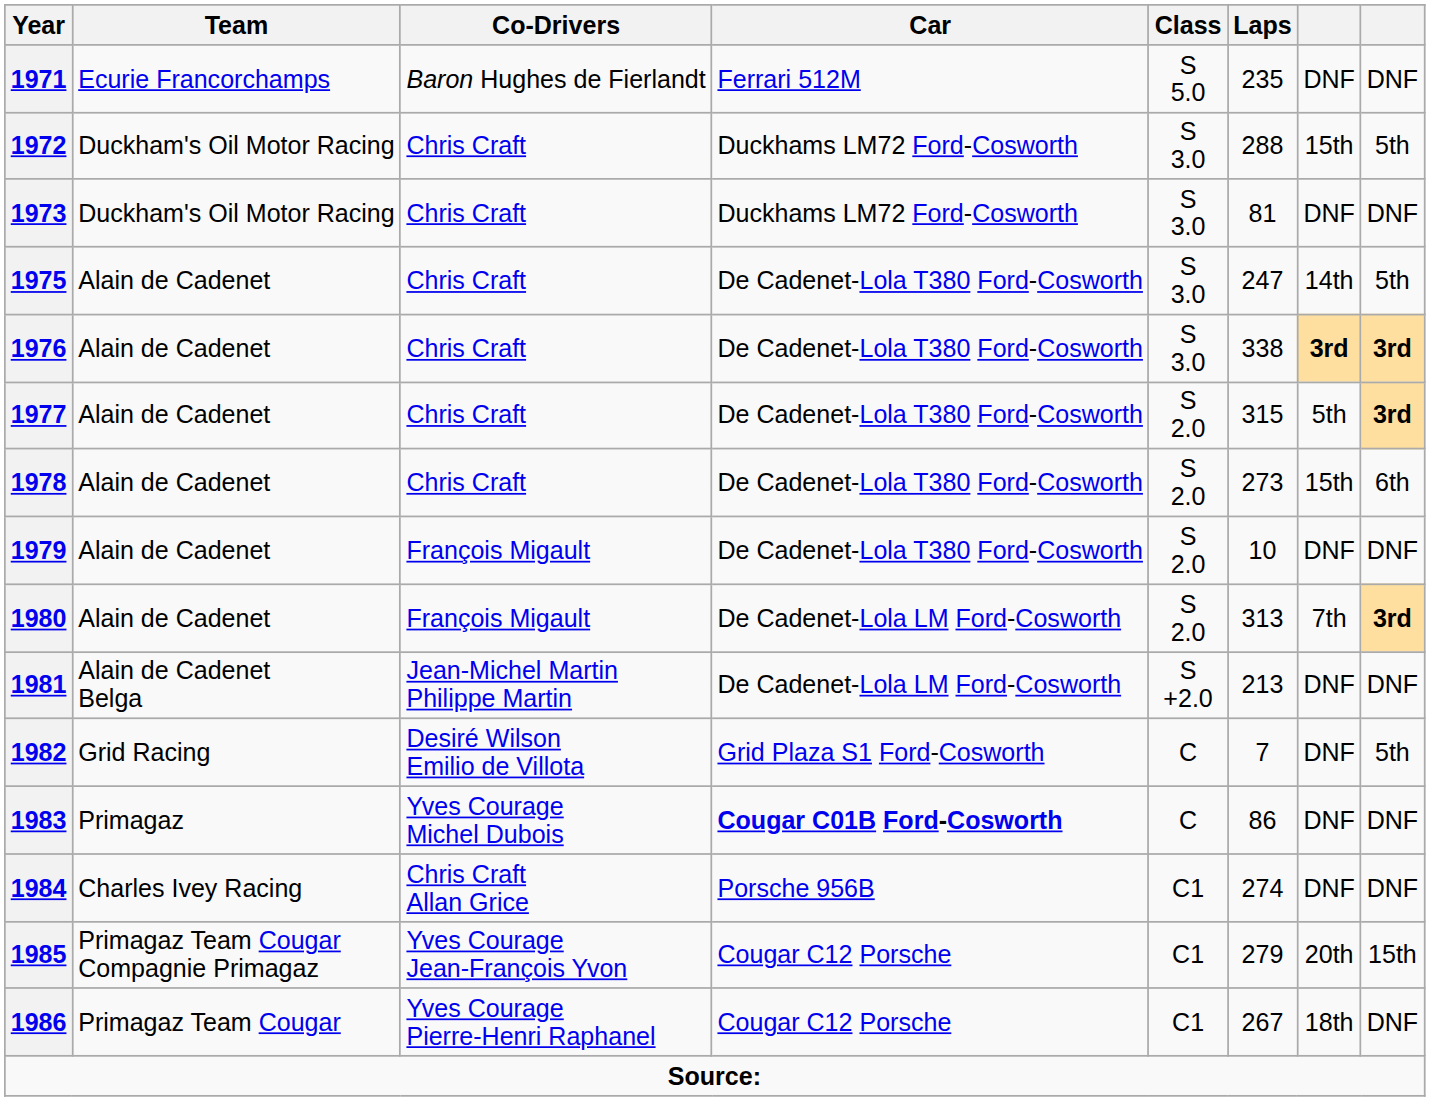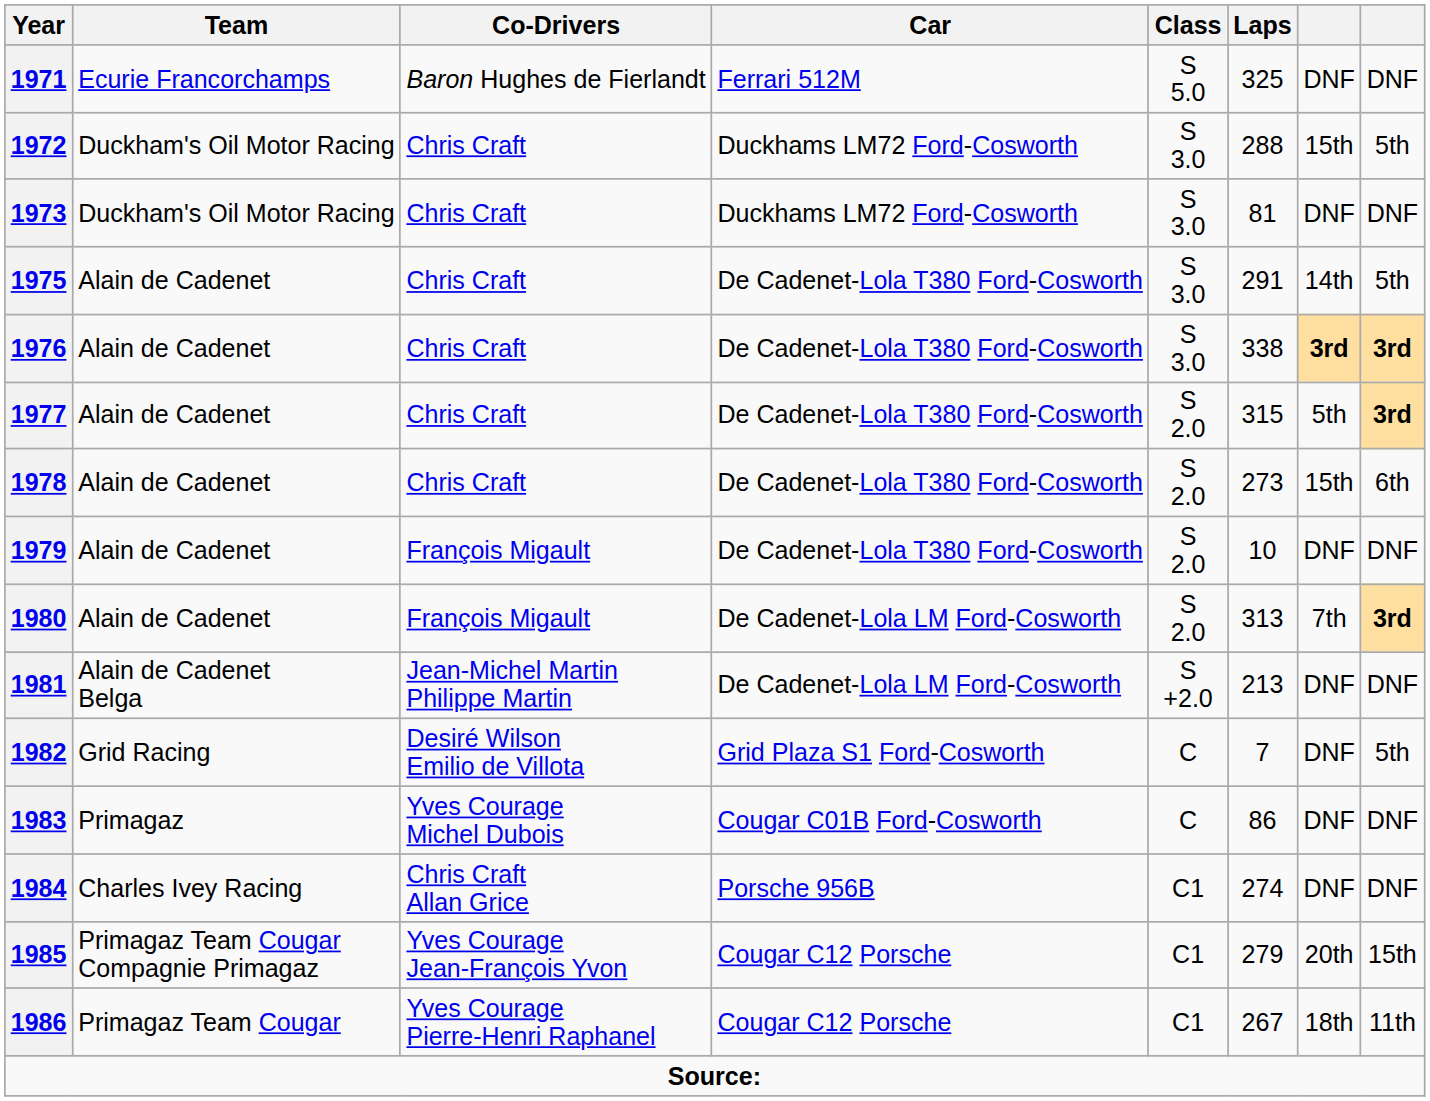(1262, 79) 235 -> (1262, 79) 325
(1262, 281) 247 -> (1262, 281) 291
(890, 820) bold -> (880, 820) normal
(1392, 1023) DNF -> (1392, 1023) 11th
